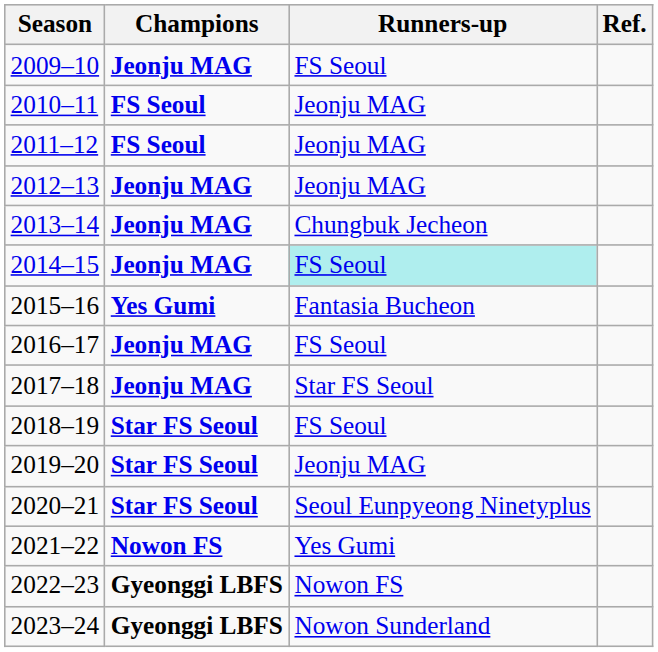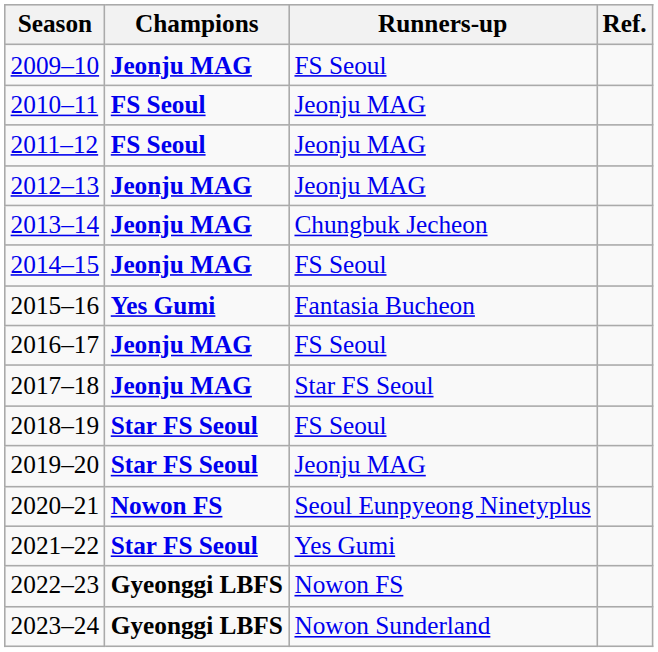(340, 265) paleturquoise background -> (340, 265) no background
(184, 505) Star FS Seoul -> (167, 505) Nowon FS
(167, 545) Nowon FS -> (184, 545) Star FS Seoul
